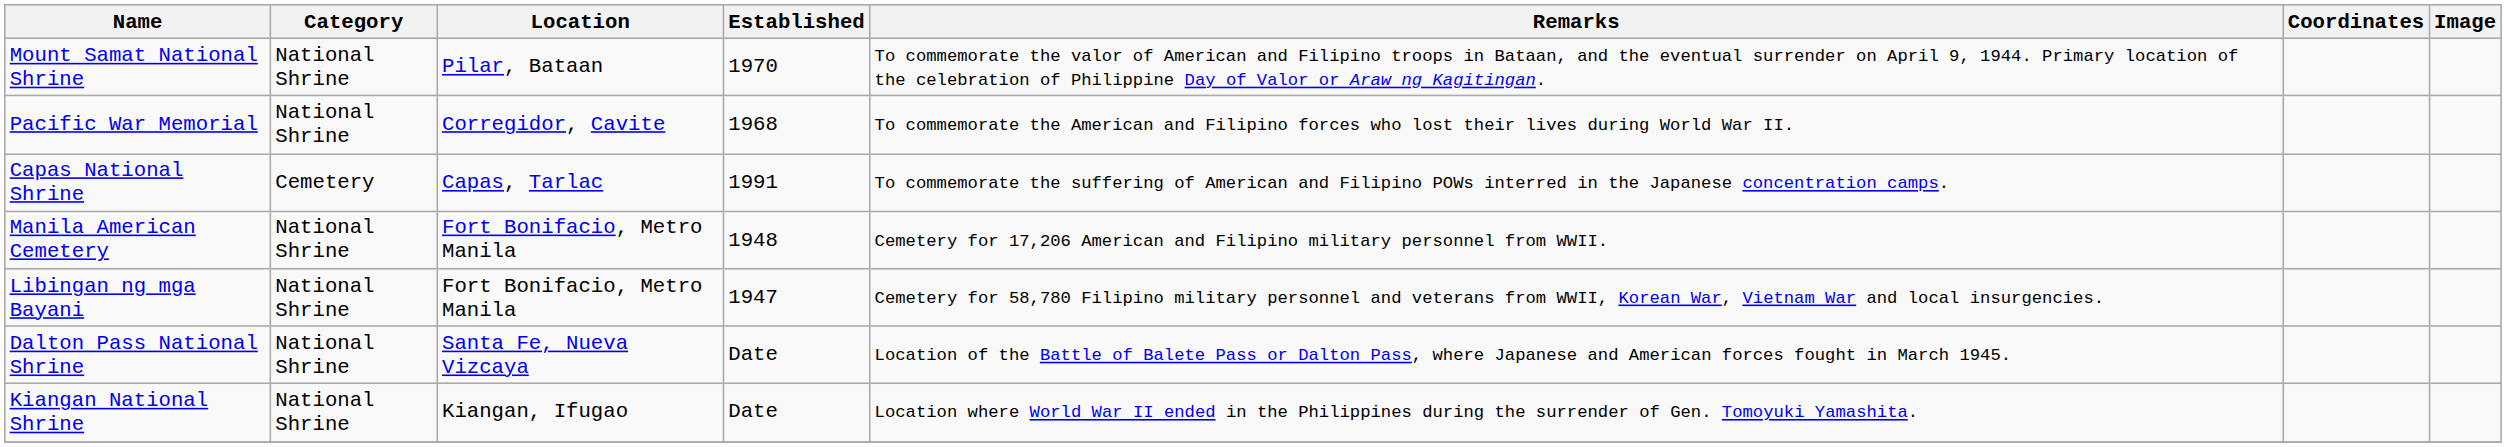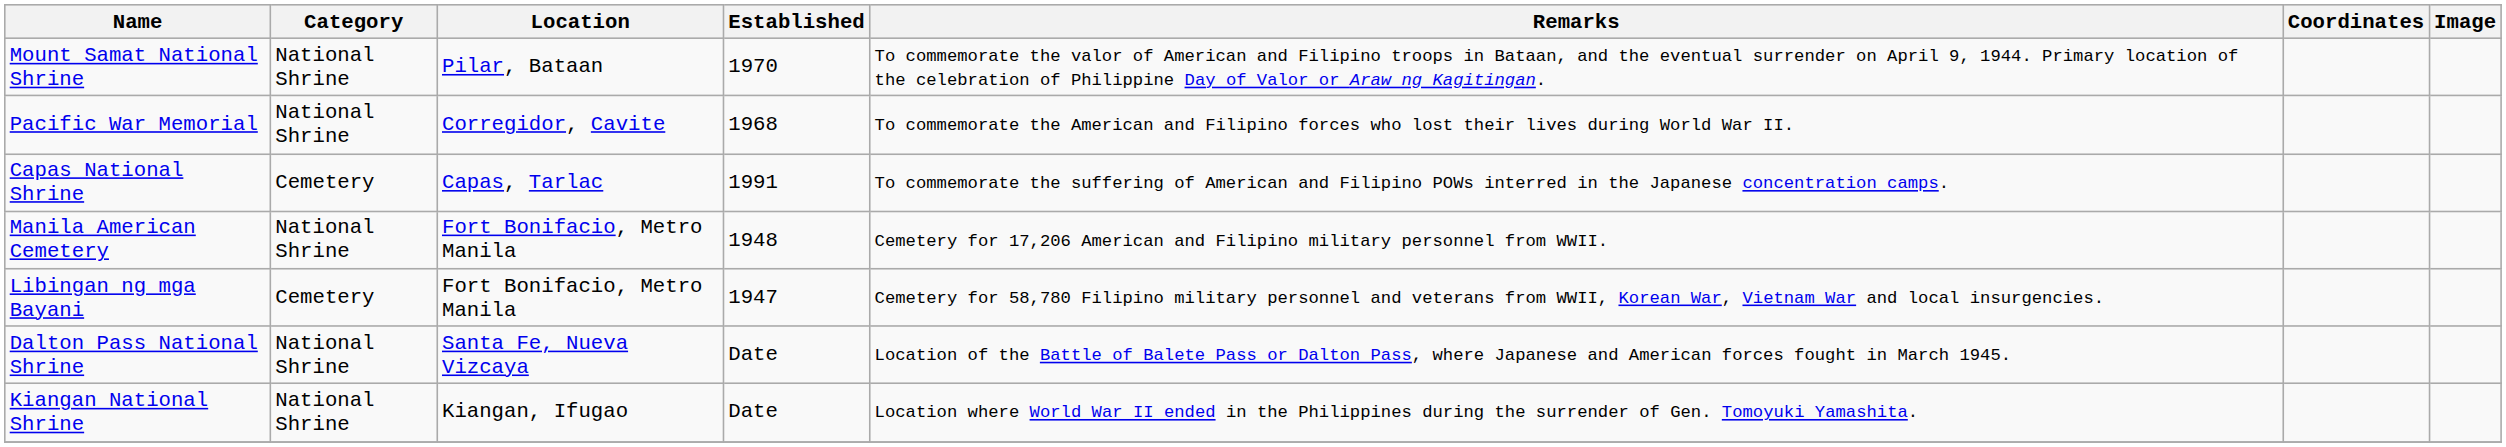(325, 297) National Shrine -> (325, 297) Cemetery
